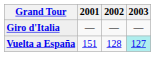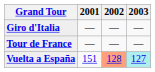+ row: (39, 43)
(114, 43) no background -> (114, 59) lightsalmon background
